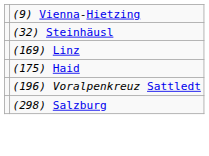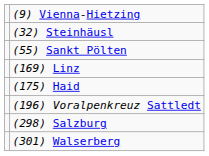+ row: (70, 50)
+ row: (66, 141)
